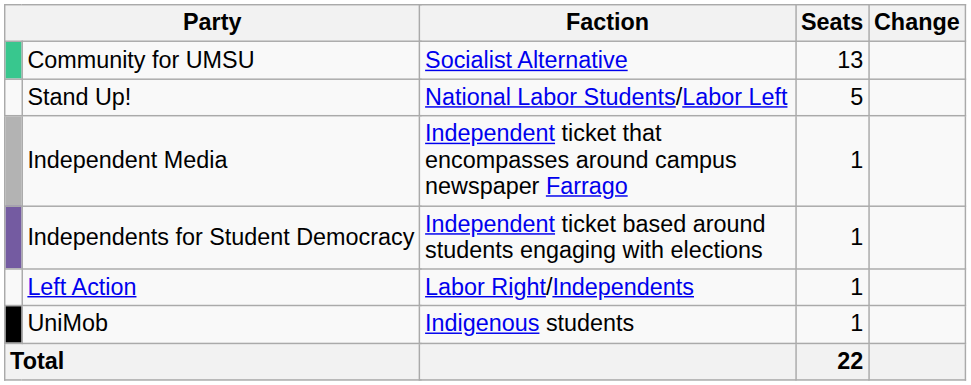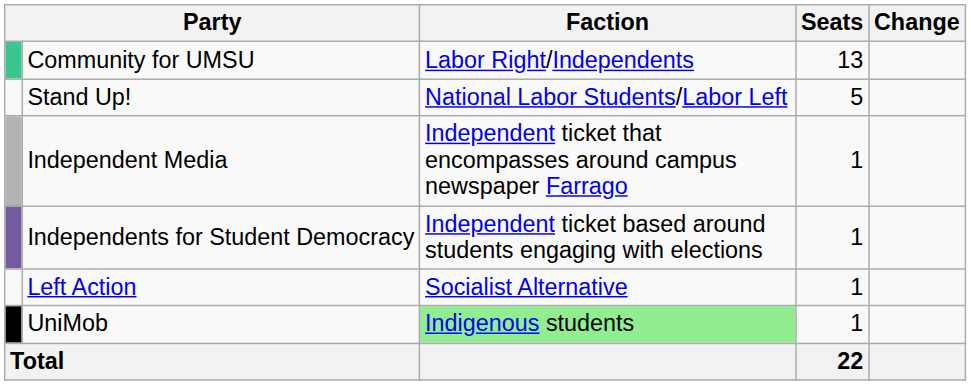(526, 60) Socialist Alternative -> (560, 60) Labor Right/Independents
(560, 287) Labor Right/Independents -> (526, 287) Socialist Alternative
(530, 324) no background -> (530, 324) lightgreen background
